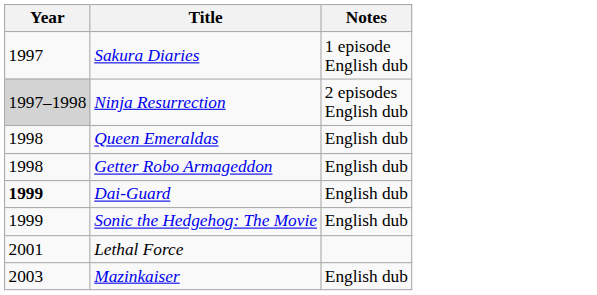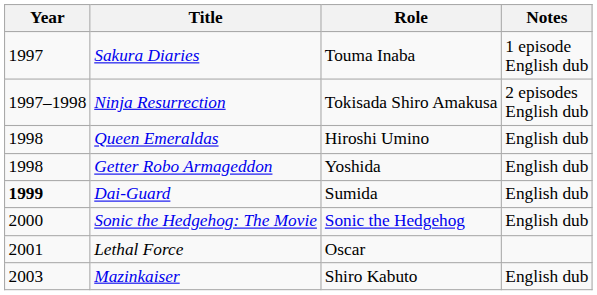+ column: (411, 18)
(47, 102) lightgrey background -> (47, 102) no background
(26, 221) 1999 -> (26, 221) 2000
